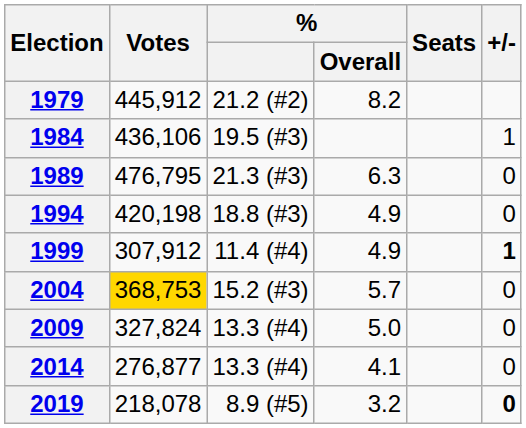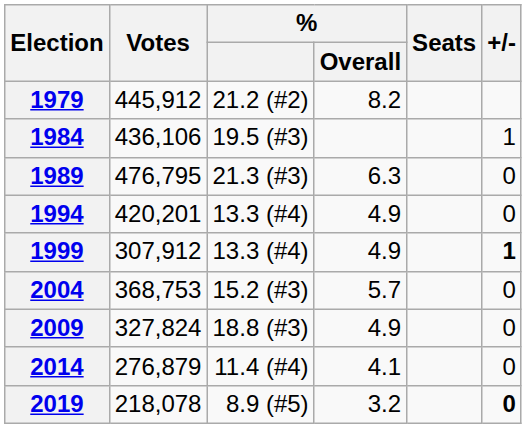(158, 213) 420,198 -> (158, 213) 420,201
(261, 213) 18.8 (#3) -> (261, 213) 13.3 (#4)
(261, 251) 11.4 (#4) -> (261, 251) 13.3 (#4)
(158, 289) gold background -> (158, 289) no background
(261, 328) 13.3 (#4) -> (261, 328) 18.8 (#3)
(384, 328) 5.0 -> (384, 328) 4.9
(158, 366) 276,877 -> (158, 366) 276,879
(261, 366) 13.3 (#4) -> (261, 366) 11.4 (#4)
